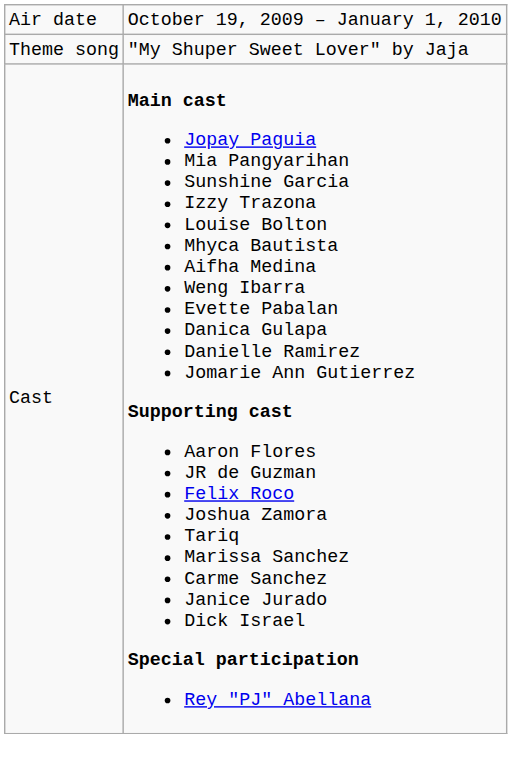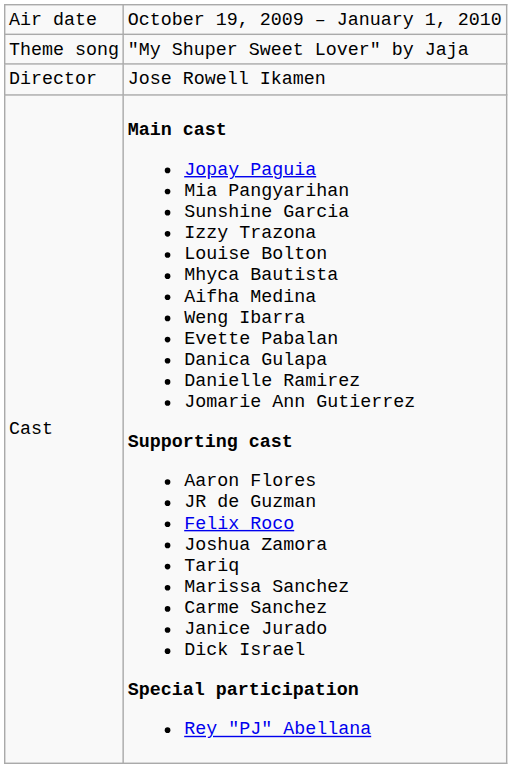+ row: (53, 79)
